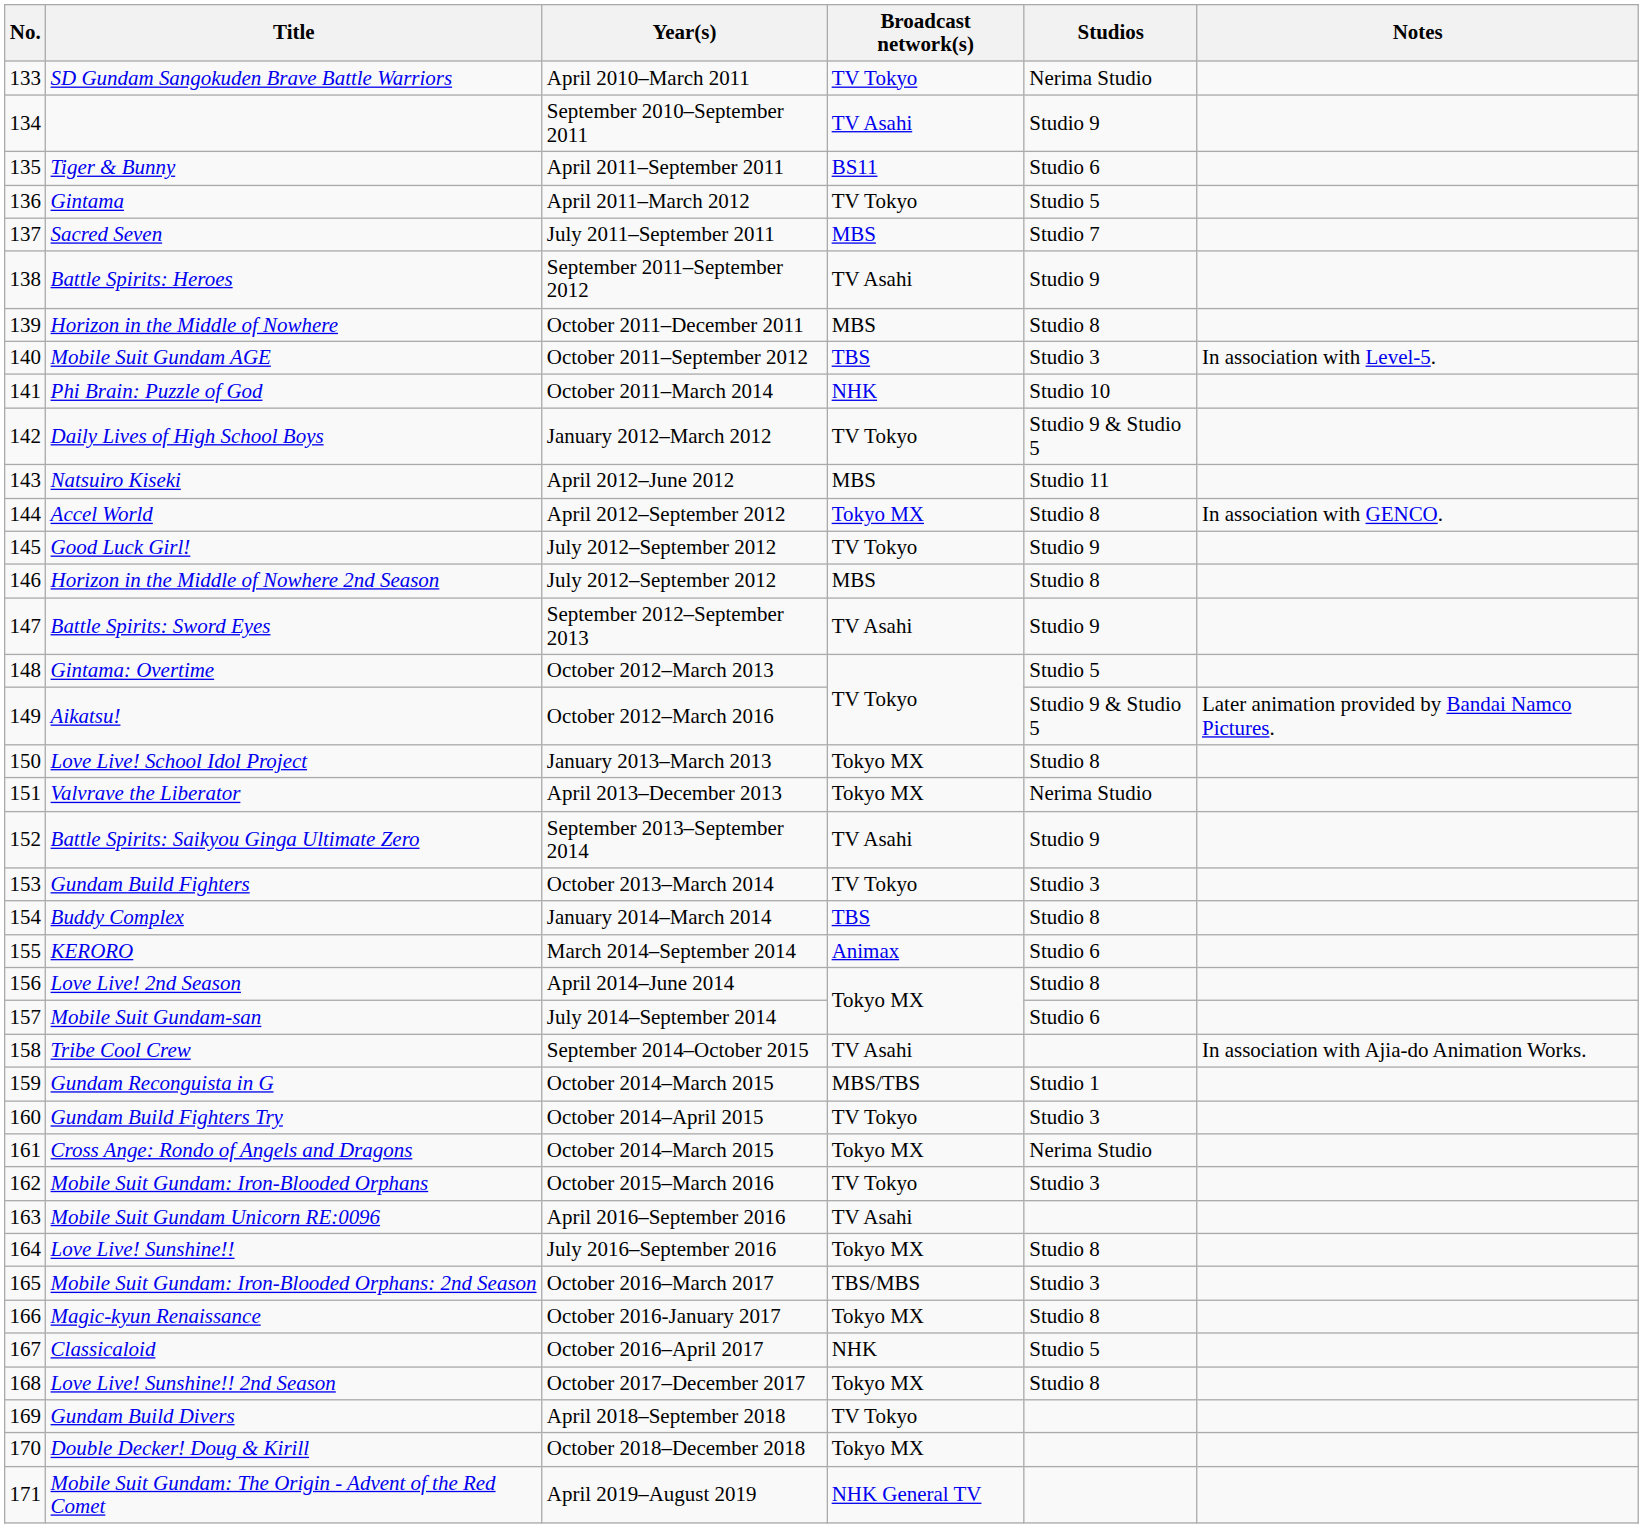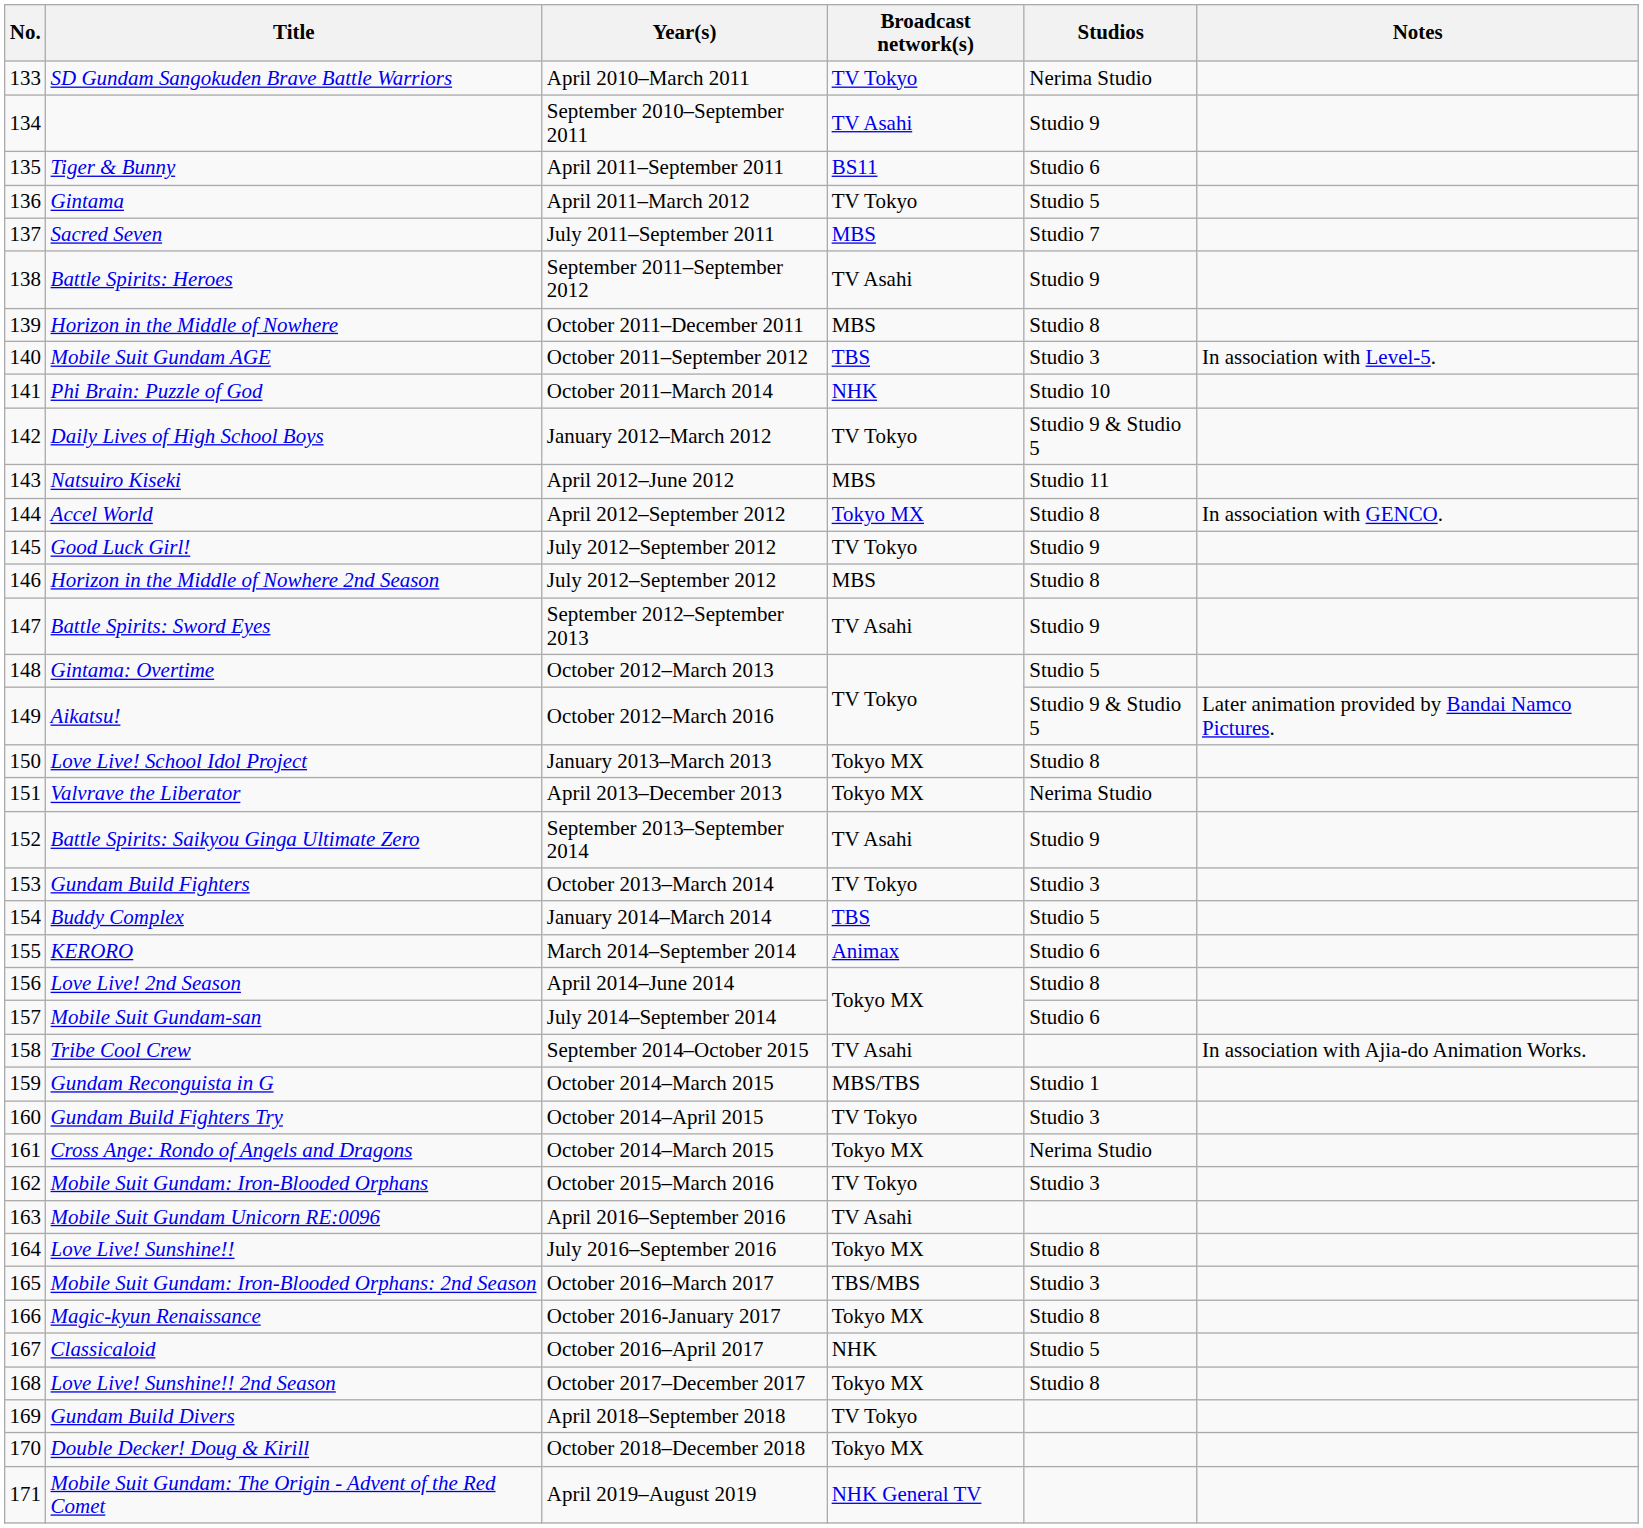(1064, 917) Studio 8 -> (1064, 917) Studio 5
